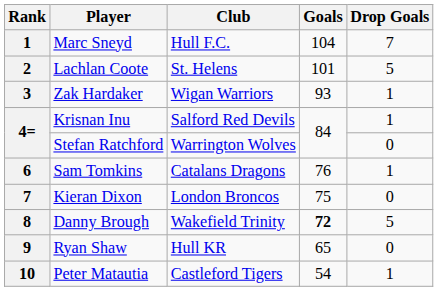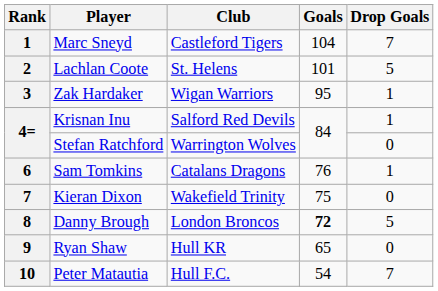(200, 42) Hull F.C. -> (227, 42) Castleford Tigers
(323, 94) 93 -> (323, 94) 95
(225, 196) London Broncos -> (228, 196) Wakefield Trinity
(228, 222) Wakefield Trinity -> (225, 222) London Broncos
(227, 273) Castleford Tigers -> (200, 273) Hull F.C.
(390, 273) 1 -> (390, 273) 7
